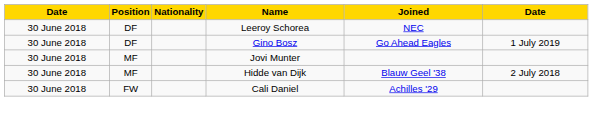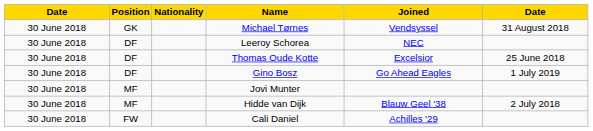+ row: (275, 28)
+ row: (275, 58)
